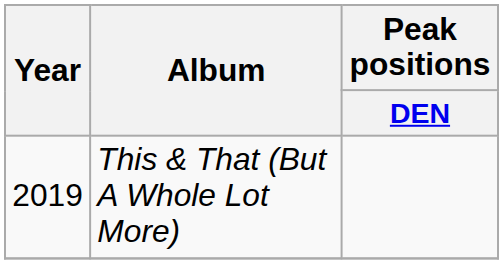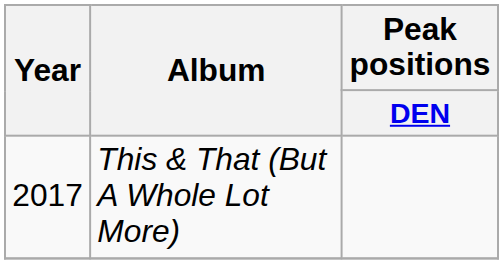(48, 196) 2019 -> (48, 196) 2017
